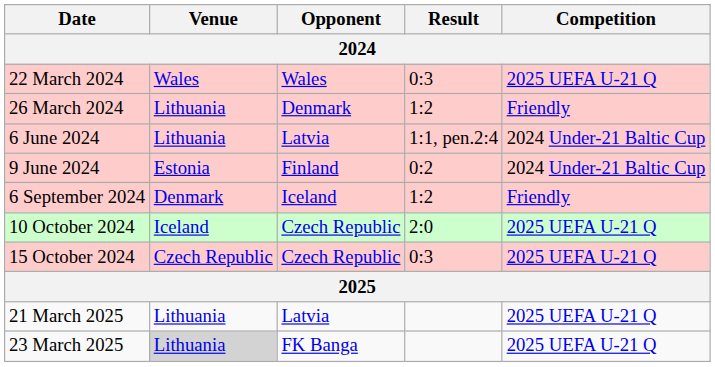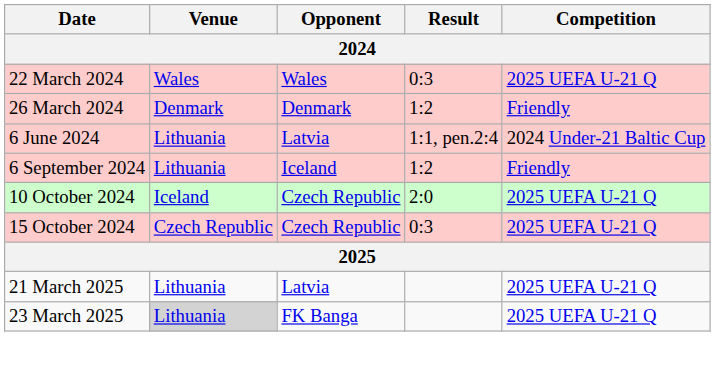(190, 108) Lithuania -> (189, 108) Denmark
- row: (54, 167)
(189, 197) Denmark -> (190, 167) Lithuania
